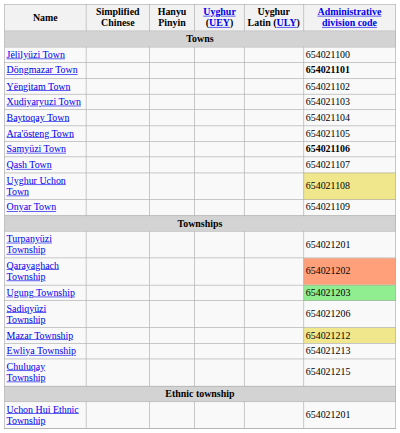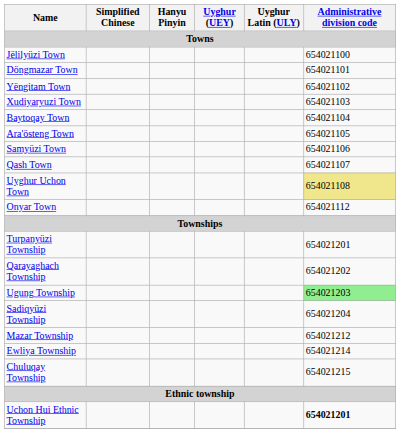(328, 70) bold -> (328, 70) normal
(328, 149) bold -> (328, 149) normal
(328, 207) 654021109 -> (328, 207) 654021112
(328, 271) lightsalmon background -> (328, 271) no background
(328, 314) 654021206 -> (328, 314) 654021204
(328, 335) khaki background -> (328, 335) no background
(328, 351) 654021213 -> (328, 351) 654021214
(328, 415) normal -> (328, 415) bold
